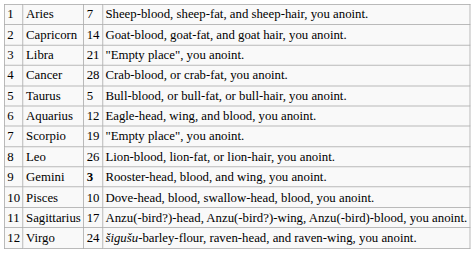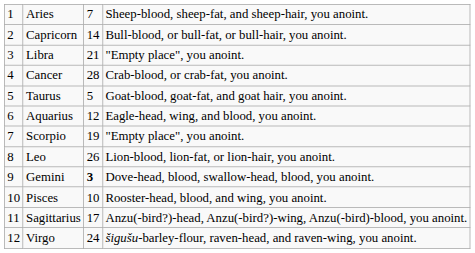(226, 34) Goat-blood, goat-fat, and goat hair, you anoint. -> (226, 34) Bull-blood, or bull-fat, or bull-hair, you anoint.
(226, 95) Bull-blood, or bull-fat, or bull-hair, you anoint. -> (226, 95) Goat-blood, goat-fat, and goat hair, you anoint.
(216, 177) Rooster-head, blood, and wing, you anoint. -> (240, 177) Dove-head, blood, swallow-head, blood, you anoint.
(240, 197) Dove-head, blood, swallow-head, blood, you anoint. -> (216, 197) Rooster-head, blood, and wing, you anoint.
